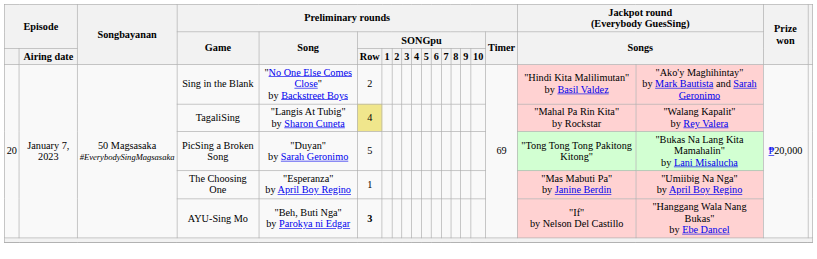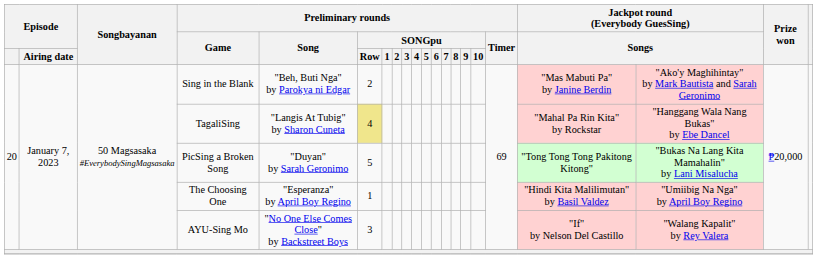(308, 84) "No One Else Comes Close" by Backstreet Boys -> (308, 84) "Beh, Buti Nga" by Parokya ni Edgar
(577, 84) "Hindi Kita Malilimutan" by Basil Valdez -> (577, 84) "Mas Mabuti Pa" by Janine Berdin
(699, 117) "Walang Kapalit" by Rey Valera -> (699, 123) "Hanggang Wala Nang Bukas" by Ebe Dancel
(577, 184) "Mas Mabuti Pa" by Janine Berdin -> (577, 196) "Hindi Kita Malilimutan" by Basil Valdez
(308, 218) "Beh, Buti Nga" by Parokya ni Edgar -> (308, 229) "No One Else Comes Close" by Backstreet Boys
(370, 218) bold -> (370, 229) normal
(699, 218) "Hanggang Wala Nang Bukas" by Ebe Dancel -> (699, 229) "Walang Kapalit" by Rey Valera
